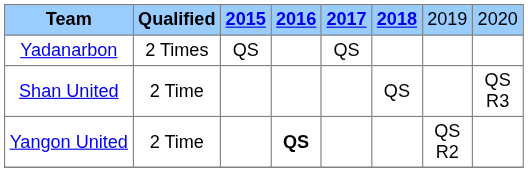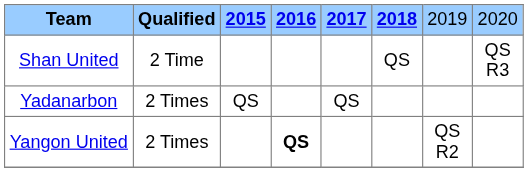rows swapped: (69, 90) <-> (69, 50)
(177, 141) 2 Time -> (177, 141) 2 Times
